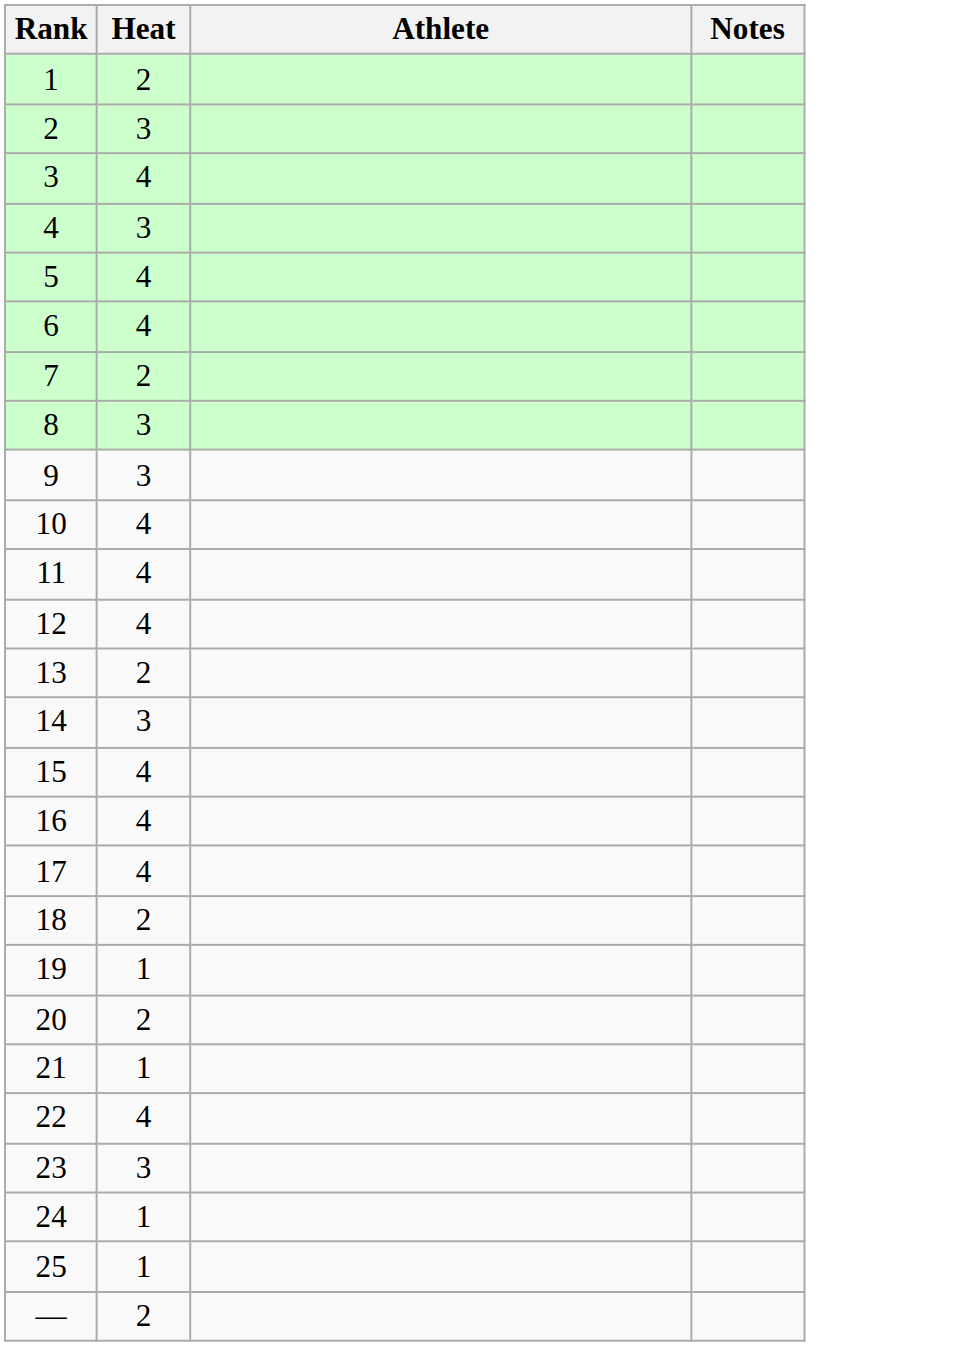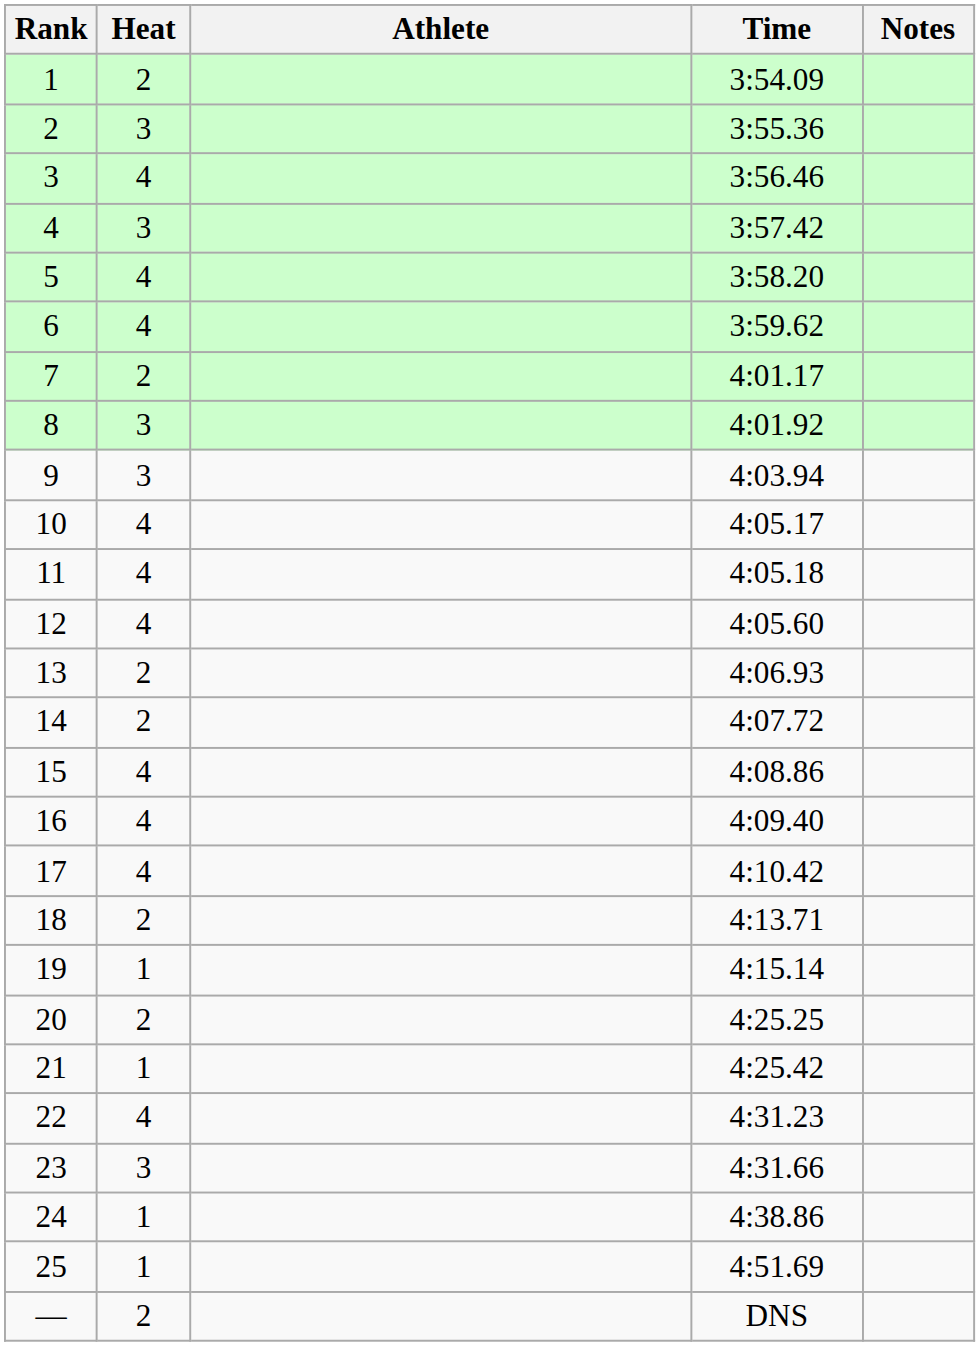+ column: (777, 29)
(144, 721) 3 -> (144, 721) 2
